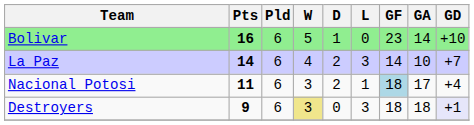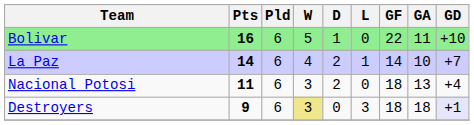(394, 39) 23 -> (394, 39) 22
(422, 39) 14 -> (422, 39) 11
(365, 62) 3 -> (365, 62) 1
(365, 85) 1 -> (365, 85) 0
(394, 85) lightblue background -> (394, 85) no background
(422, 85) 17 -> (422, 85) 13
